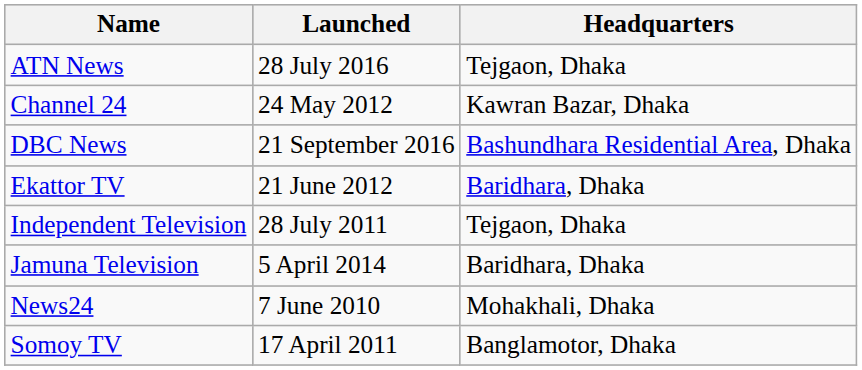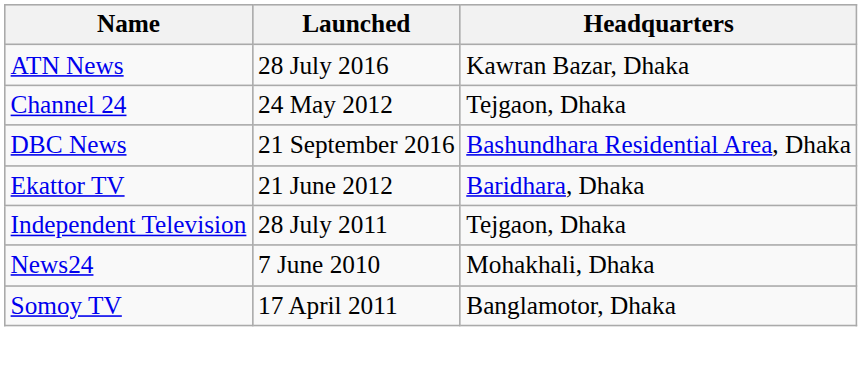(546, 64) Tejgaon, Dhaka -> (578, 64) Kawran Bazar, Dhaka
(578, 104) Kawran Bazar, Dhaka -> (546, 104) Tejgaon, Dhaka
- row: (105, 265)
